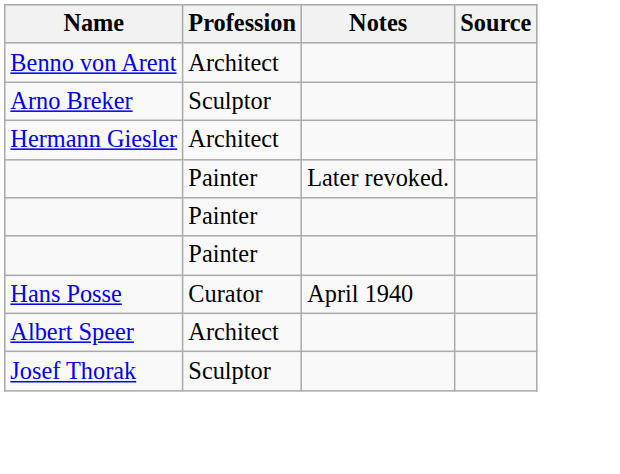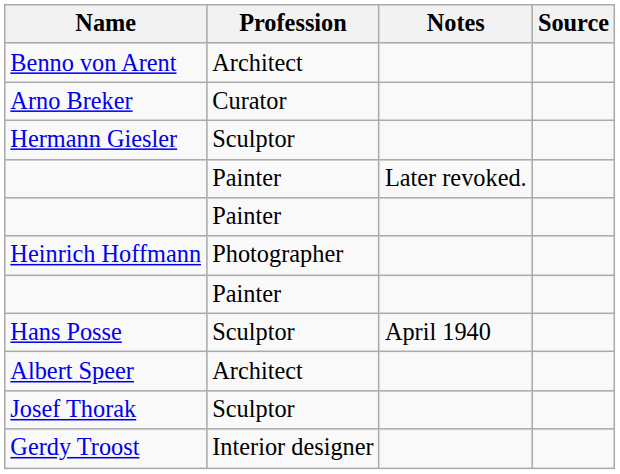(230, 100) Sculptor -> (249, 100) Curator
(234, 139) Architect -> (253, 139) Sculptor
+ row: (106, 255)
(226, 293) Curator -> (253, 332) Sculptor
+ row: (75, 448)
